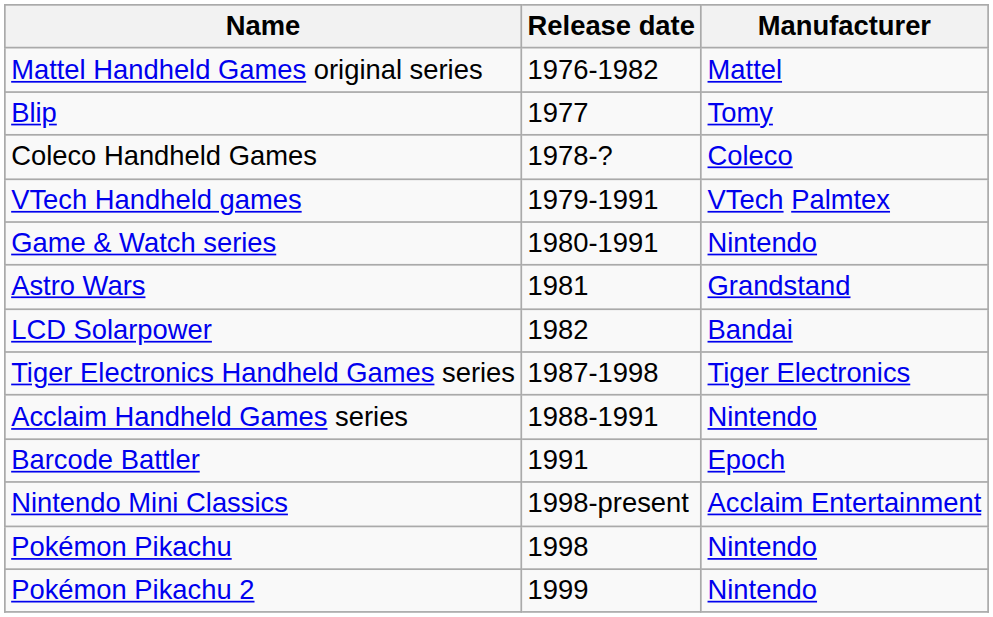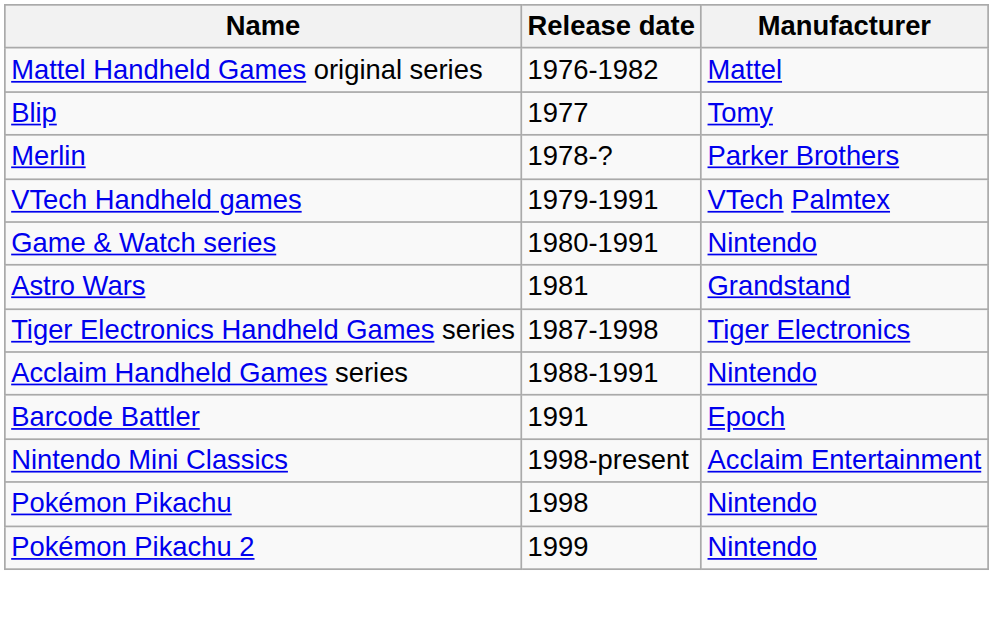- row: (164, 156)
+ row: (48, 156)
- row: (112, 329)
